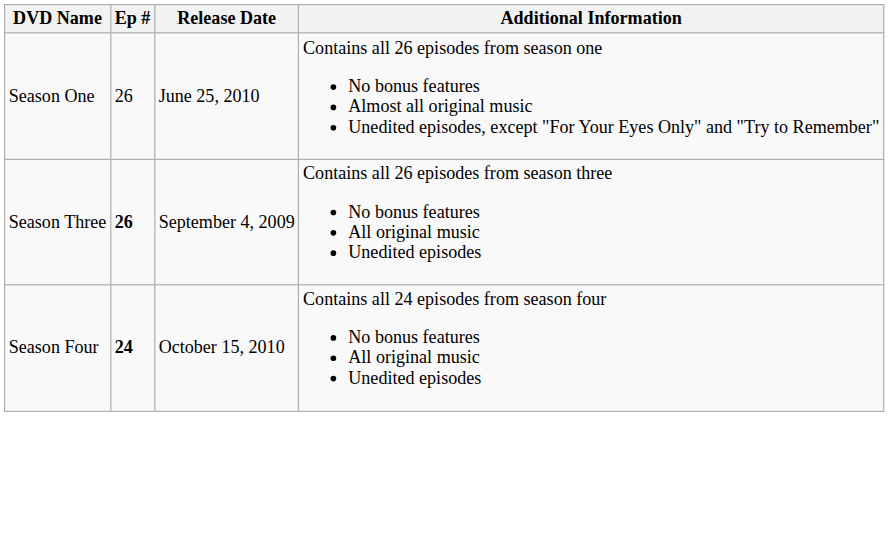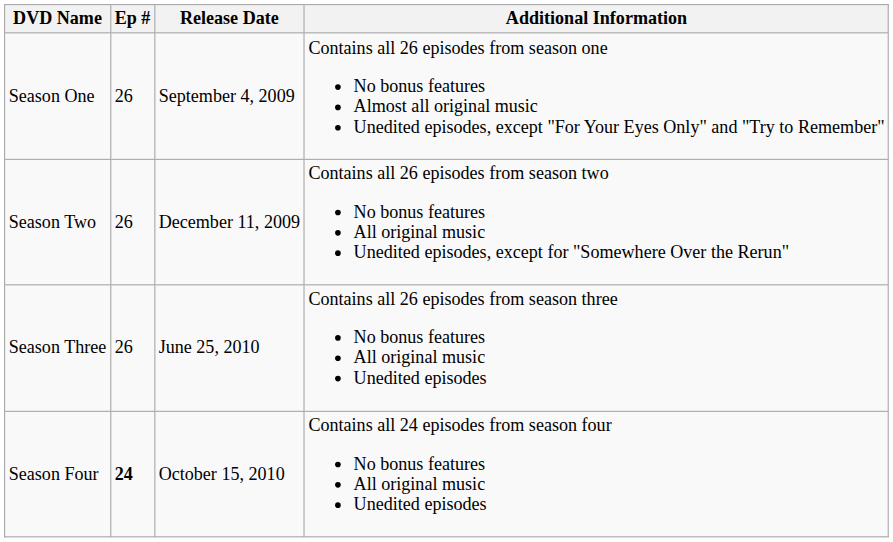(209, 96) June 25, 2010 -> (227, 96) September 4, 2009
+ row: (52, 221)
(124, 221) bold -> (124, 347) normal
(227, 221) September 4, 2009 -> (209, 347) June 25, 2010
